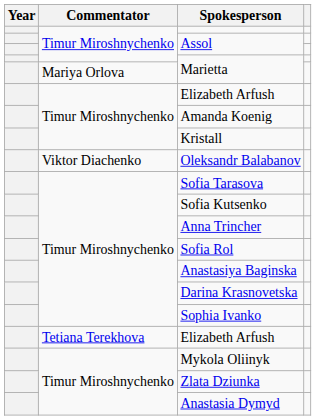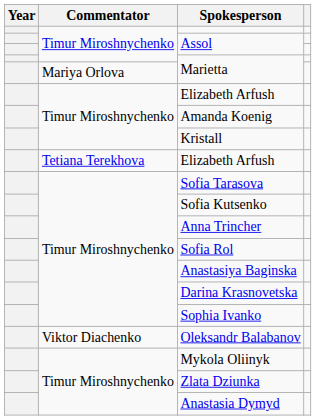rows swapped: (93, 337) <-> (92, 160)
